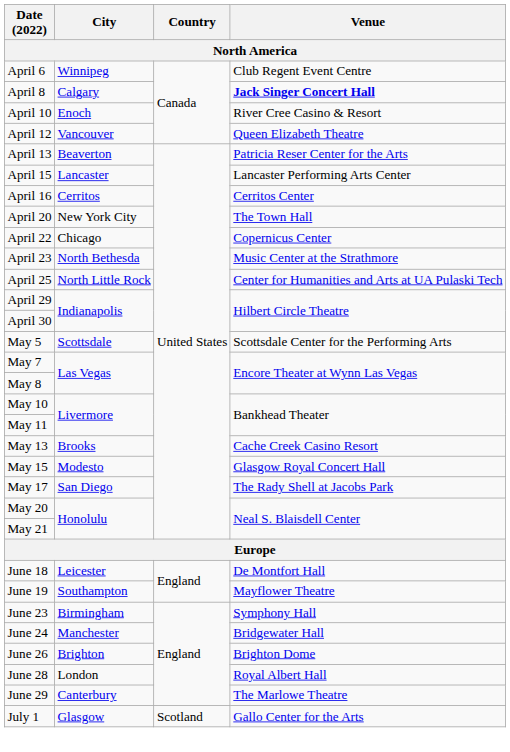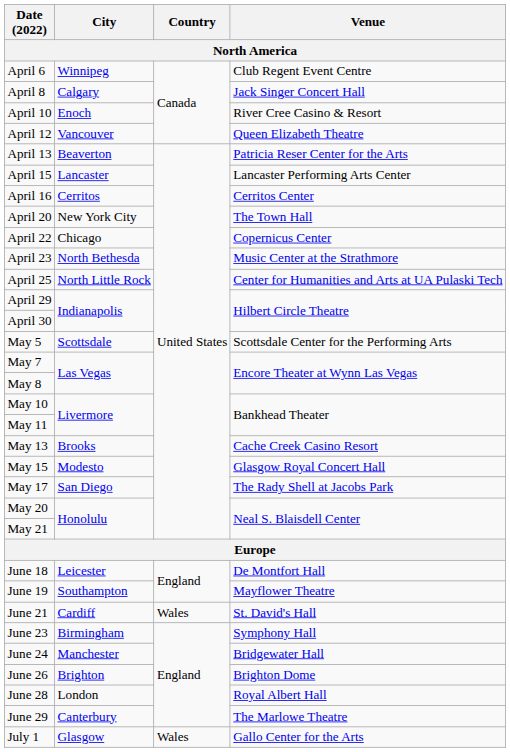(304, 92) bold -> (299, 92) normal
+ row: (28, 612)
(180, 716) Scotland -> (173, 737) Wales
